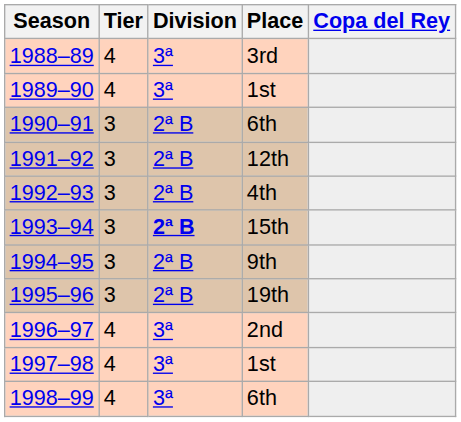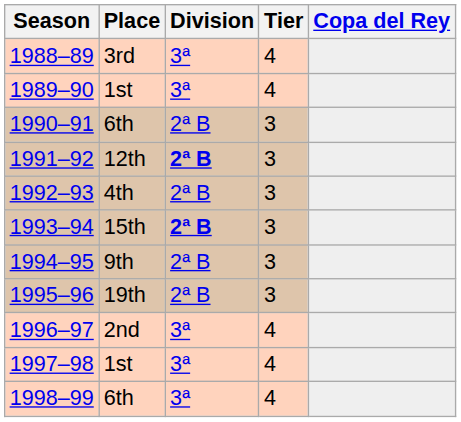columns swapped: (123, 21) <-> (275, 21)
(173, 158) normal -> (191, 158) bold
